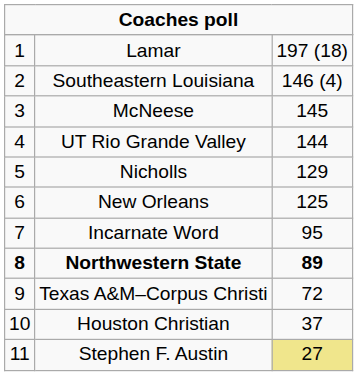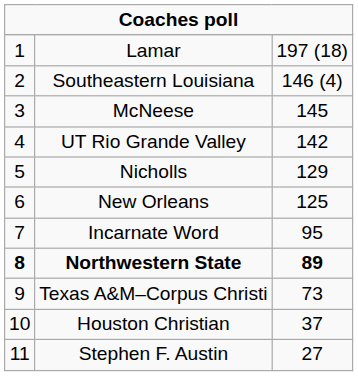(312, 141) 144 -> (312, 141) 142
(312, 293) 72 -> (312, 293) 73
(312, 354) khaki background -> (312, 354) no background
